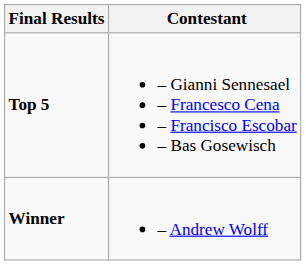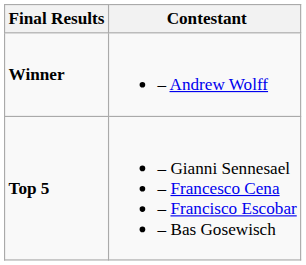rows swapped: (37, 218) <-> (29, 105)
